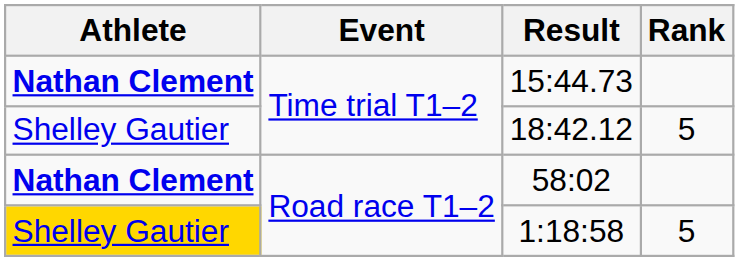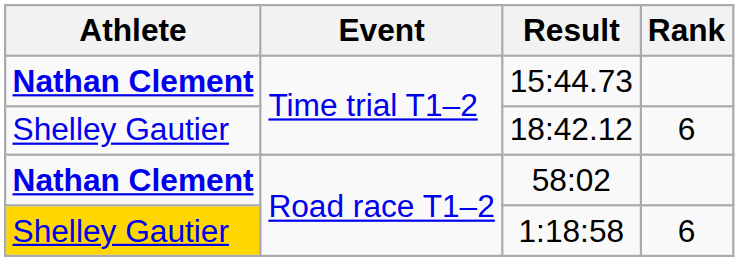(687, 131) 5 -> (687, 131) 6
(687, 231) 5 -> (687, 231) 6
